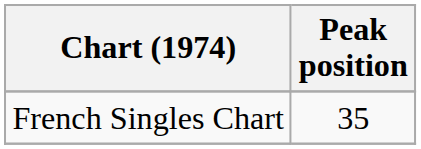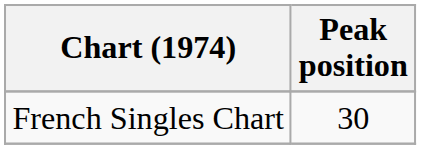(353, 117) 35 -> (353, 117) 30
